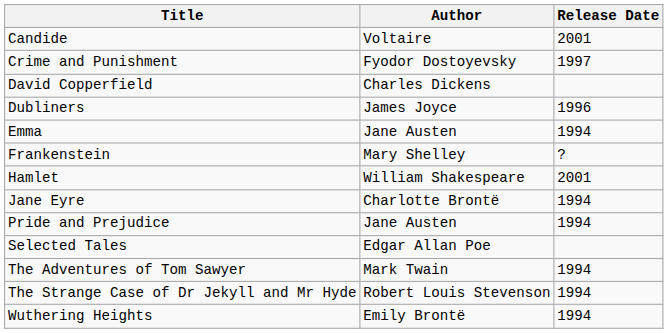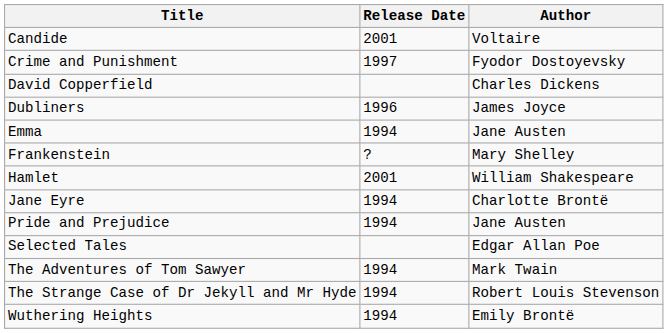columns swapped: (457, 16) <-> (608, 16)
